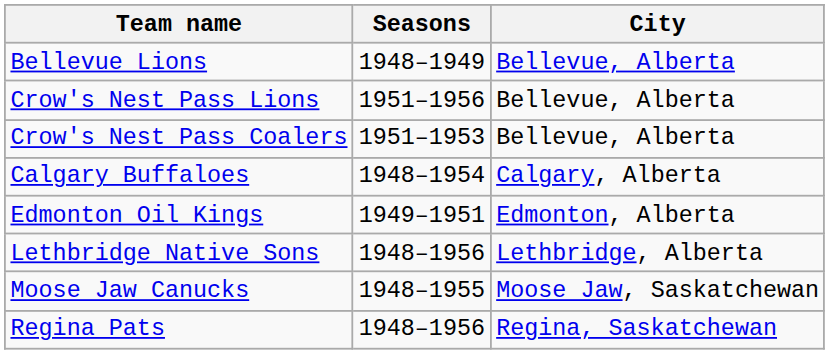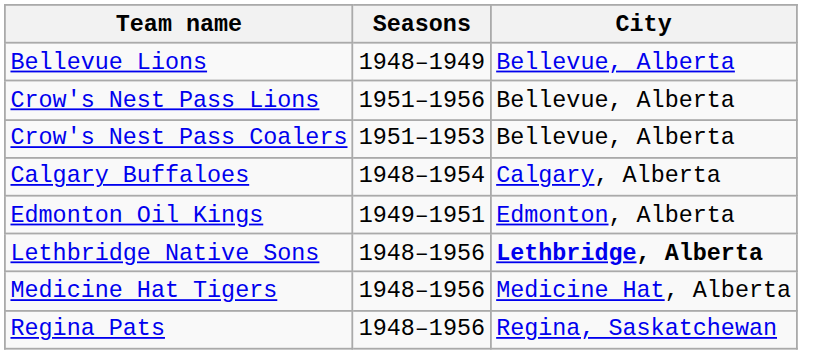(630, 253) normal -> (630, 253) bold
+ row: (144, 291)
- row: (130, 291)
